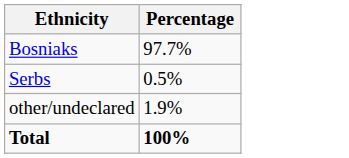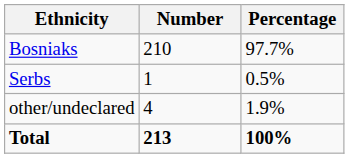+ column: (190, 19)
